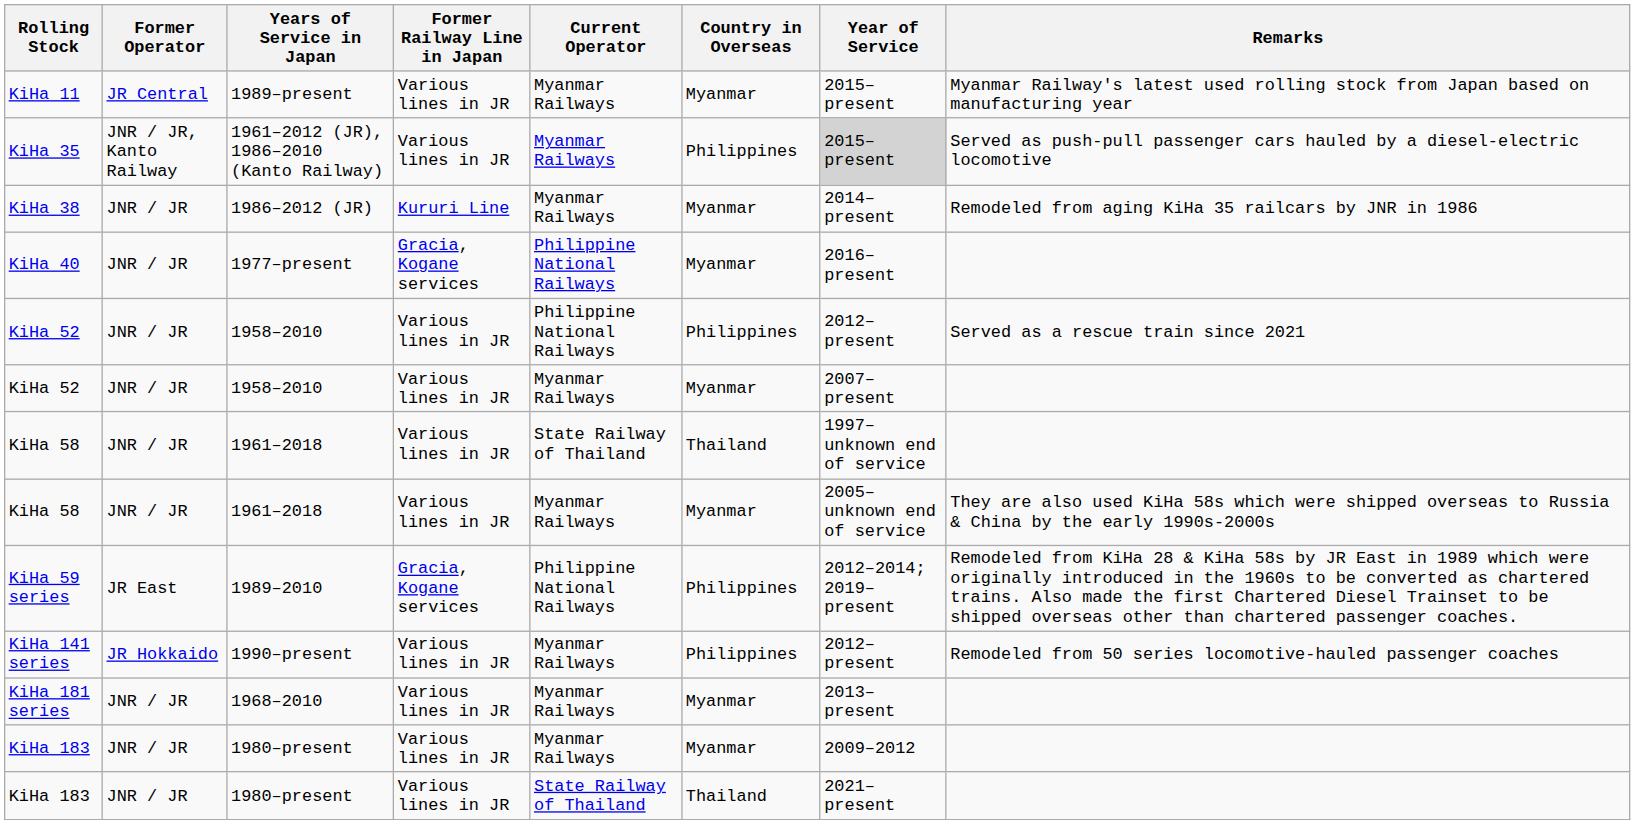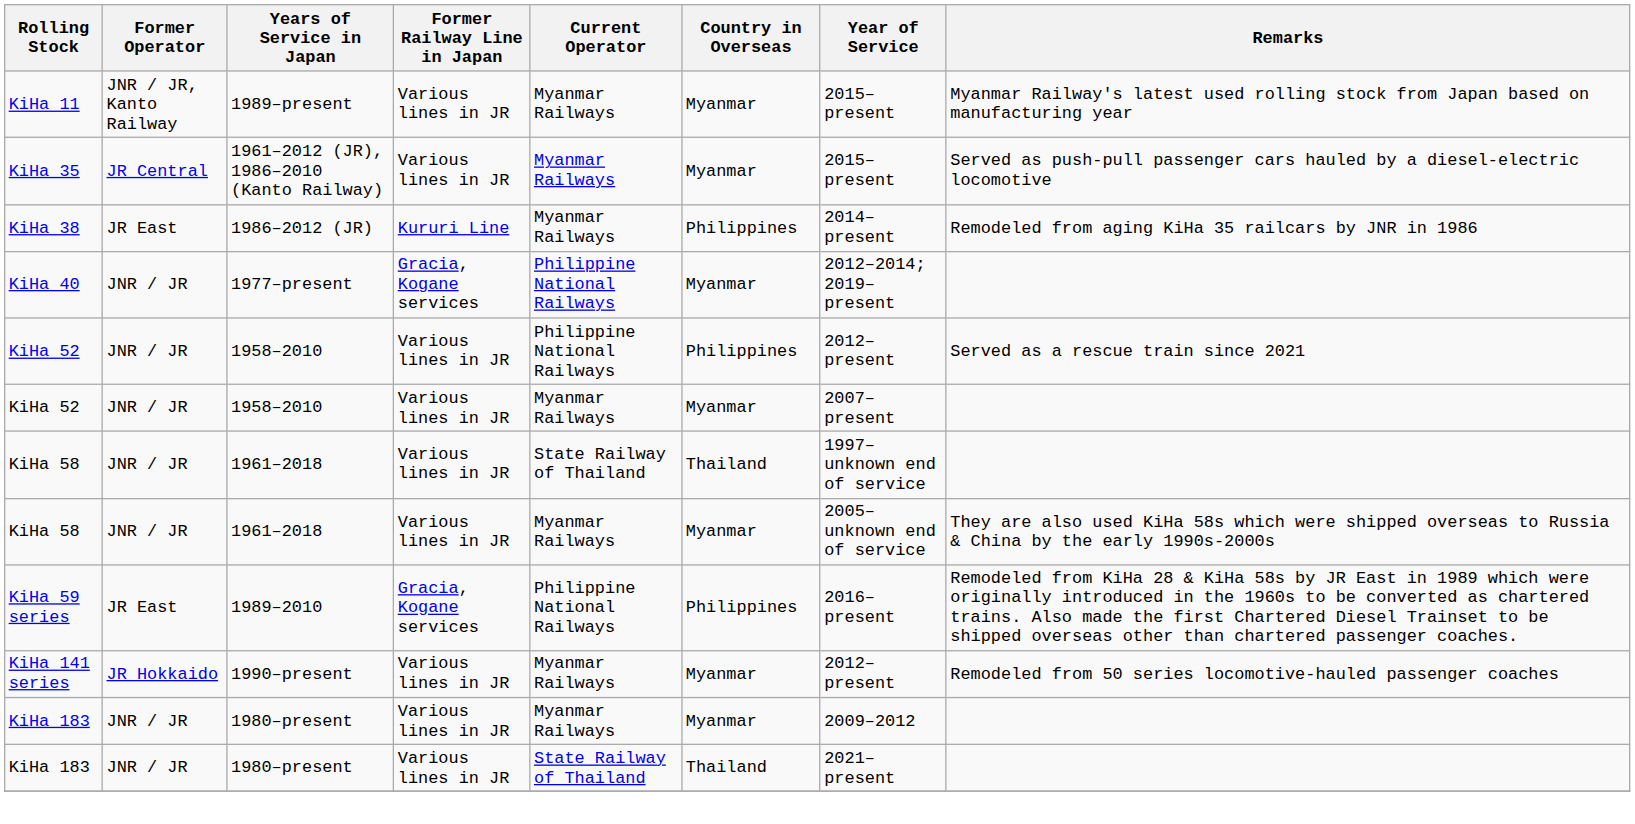(157, 95) JR Central -> (152, 104) JNR / JR, Kanto Railway
(152, 152) JNR / JR, Kanto Railway -> (157, 171) JR Central
(742, 152) Philippines -> (721, 171) Myanmar
(860, 152) lightgrey background -> (860, 171) no background
(147, 208) JNR / JR -> (142, 228) JR East
(721, 208) Myanmar -> (742, 228) Philippines
(860, 265) 2016–present -> (875, 285) 2012–2014; 2019–present
(875, 588) 2012–2014; 2019–present -> (860, 608) 2016–present
(742, 655) Philippines -> (721, 674) Myanmar
- row: (49, 702)
